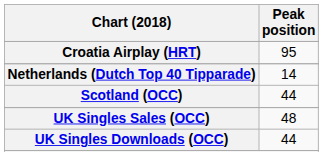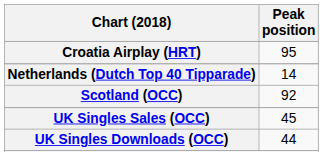(289, 96) 44 -> (289, 96) 92
(289, 118) 48 -> (289, 118) 45
